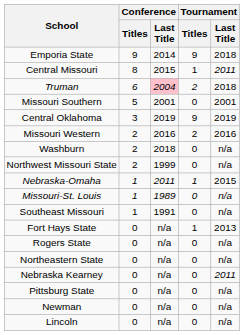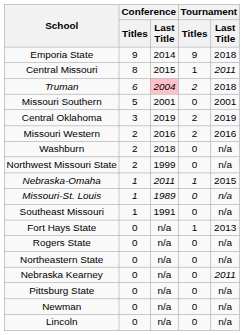(195, 117) 9 -> (195, 117) 2
